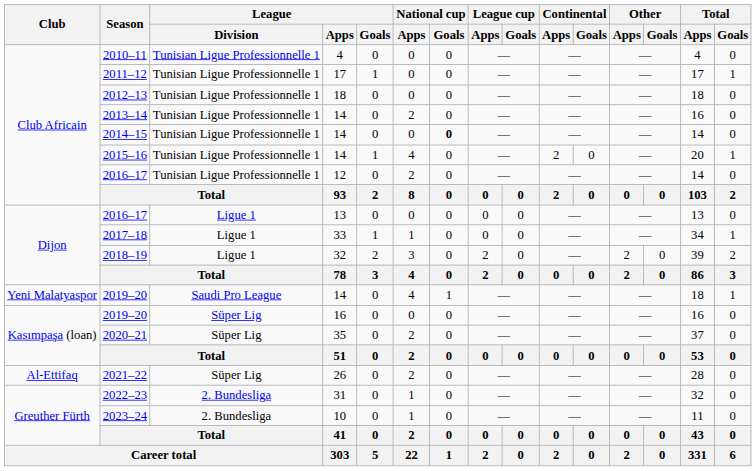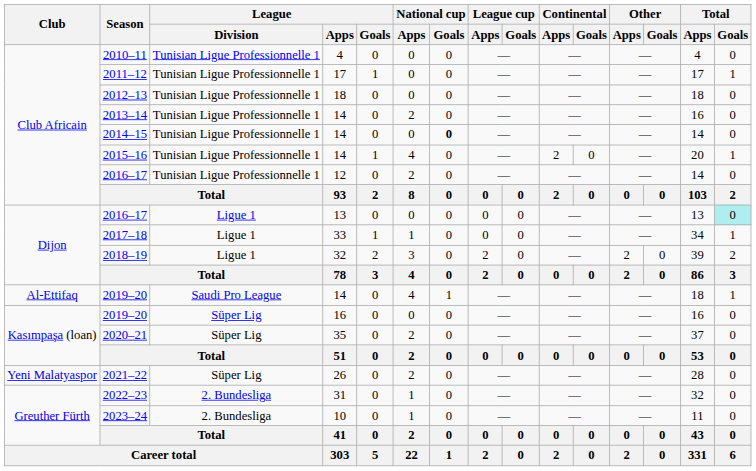(733, 214) no background -> (733, 214) paleturquoise background
(52, 295) Yeni Malatyaspor -> (52, 295) Al-Ettifaq
(52, 375) Al-Ettifaq -> (52, 375) Yeni Malatyaspor
